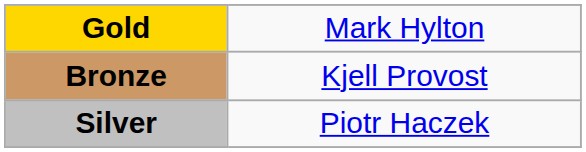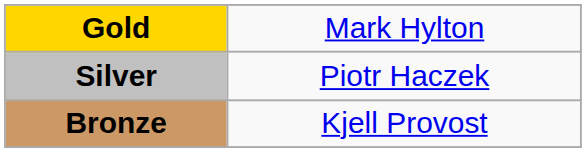rows swapped: (116, 123) <-> (116, 75)
